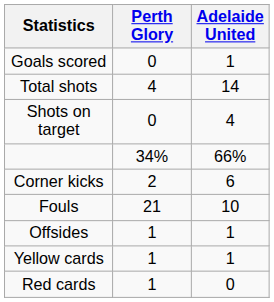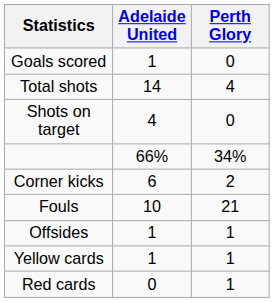columns swapped: (230, 26) <-> (152, 26)
